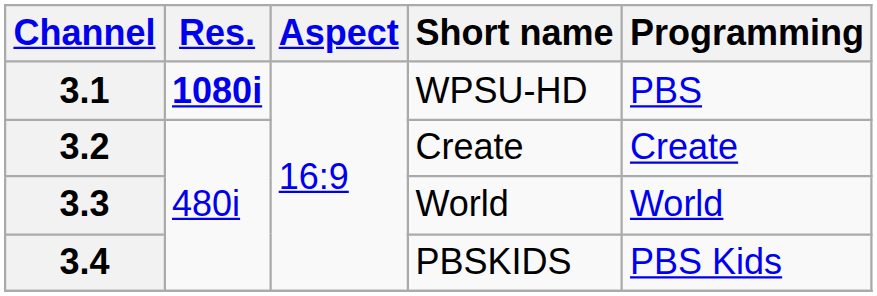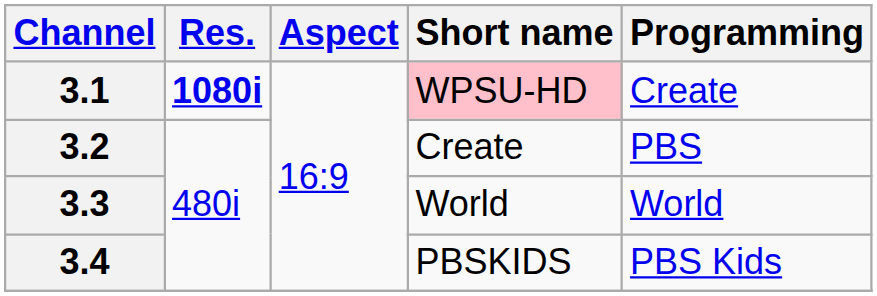(501, 90) no background -> (501, 90) pink background
(666, 90) PBS -> (684, 90) Create
(684, 147) Create -> (666, 147) PBS
